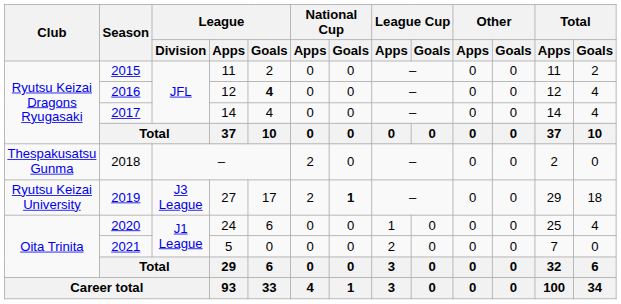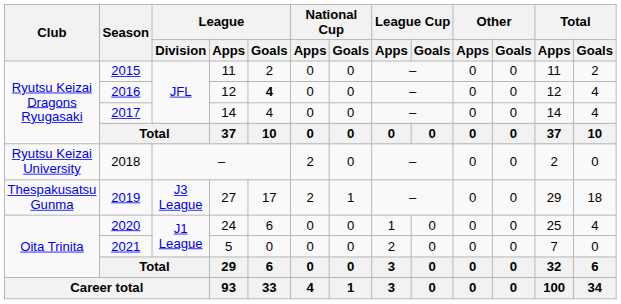(52, 161) Thespakusatsu Gunma -> (52, 161) Ryutsu Keizai University
(52, 197) Ryutsu Keizai University -> (52, 197) Thespakusatsu Gunma
(351, 197) bold -> (351, 197) normal
